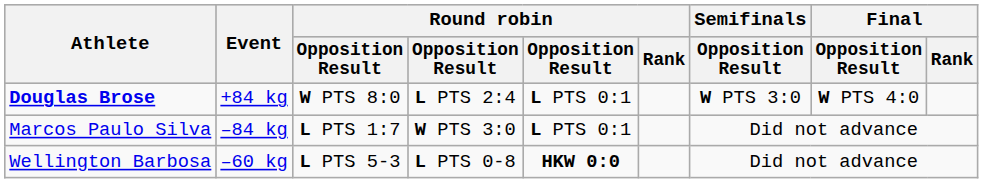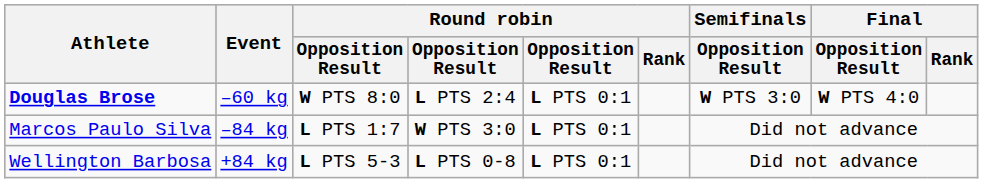(254, 99) +84 kg -> (254, 99) –60 kg
(254, 162) –60 kg -> (254, 162) +84 kg
(581, 162) HKW 0:0 -> (581, 162) L PTS 0:1
